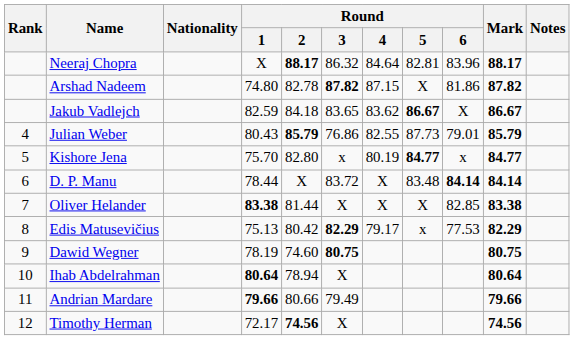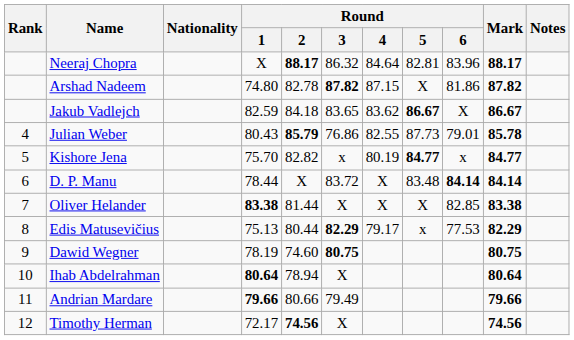(505, 134) 85.79 -> (505, 134) 85.78
(302, 157) 82.80 -> (302, 157) 82.82
(302, 228) 80.42 -> (302, 228) 80.44
